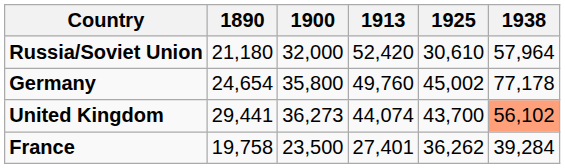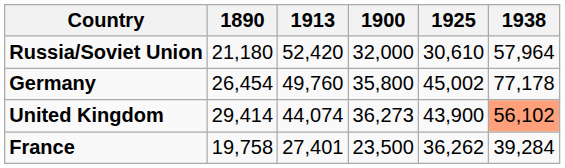columns swapped: (313, 20) <-> (383, 20)
(242, 83) 24,654 -> (242, 83) 26,454
(242, 115) 29,441 -> (242, 115) 29,414
(454, 115) 43,700 -> (454, 115) 43,900
